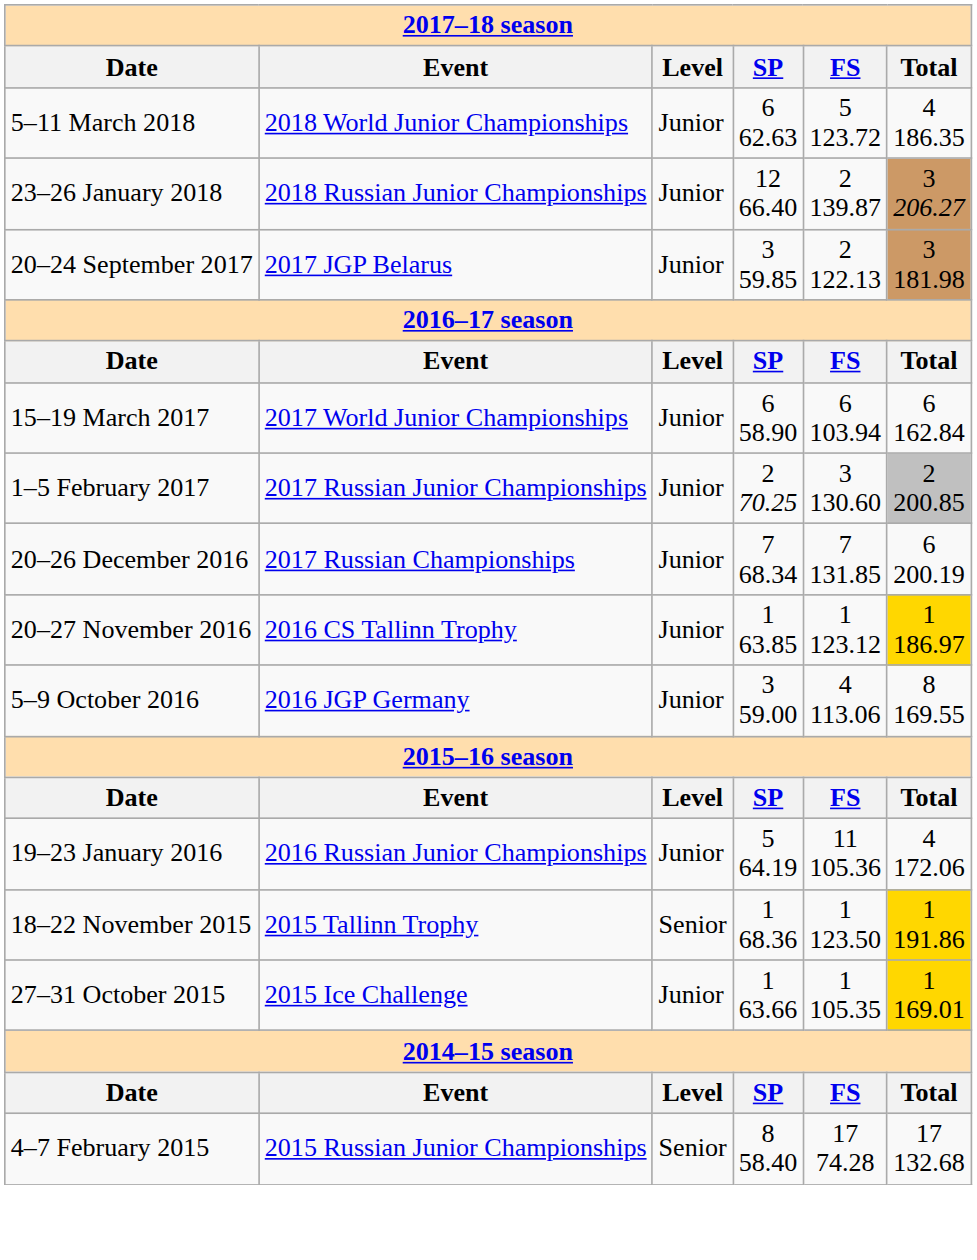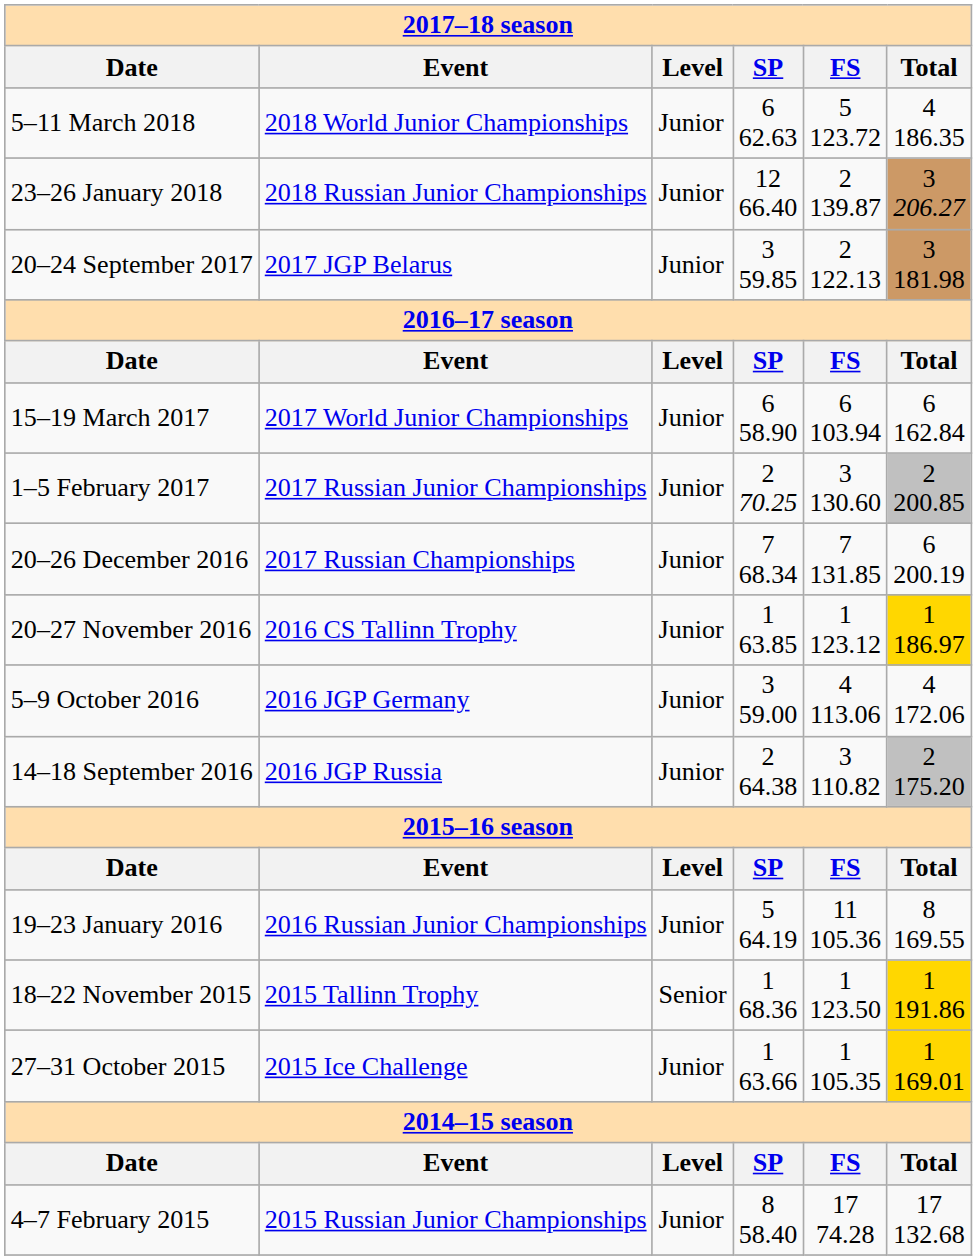(929, 700) 8 169.55 -> (929, 700) 4 172.06
+ row: (132, 770)
(929, 853) 4 172.06 -> (929, 924) 8 169.55
(693, 1148) Senior -> (691, 1219) Junior
